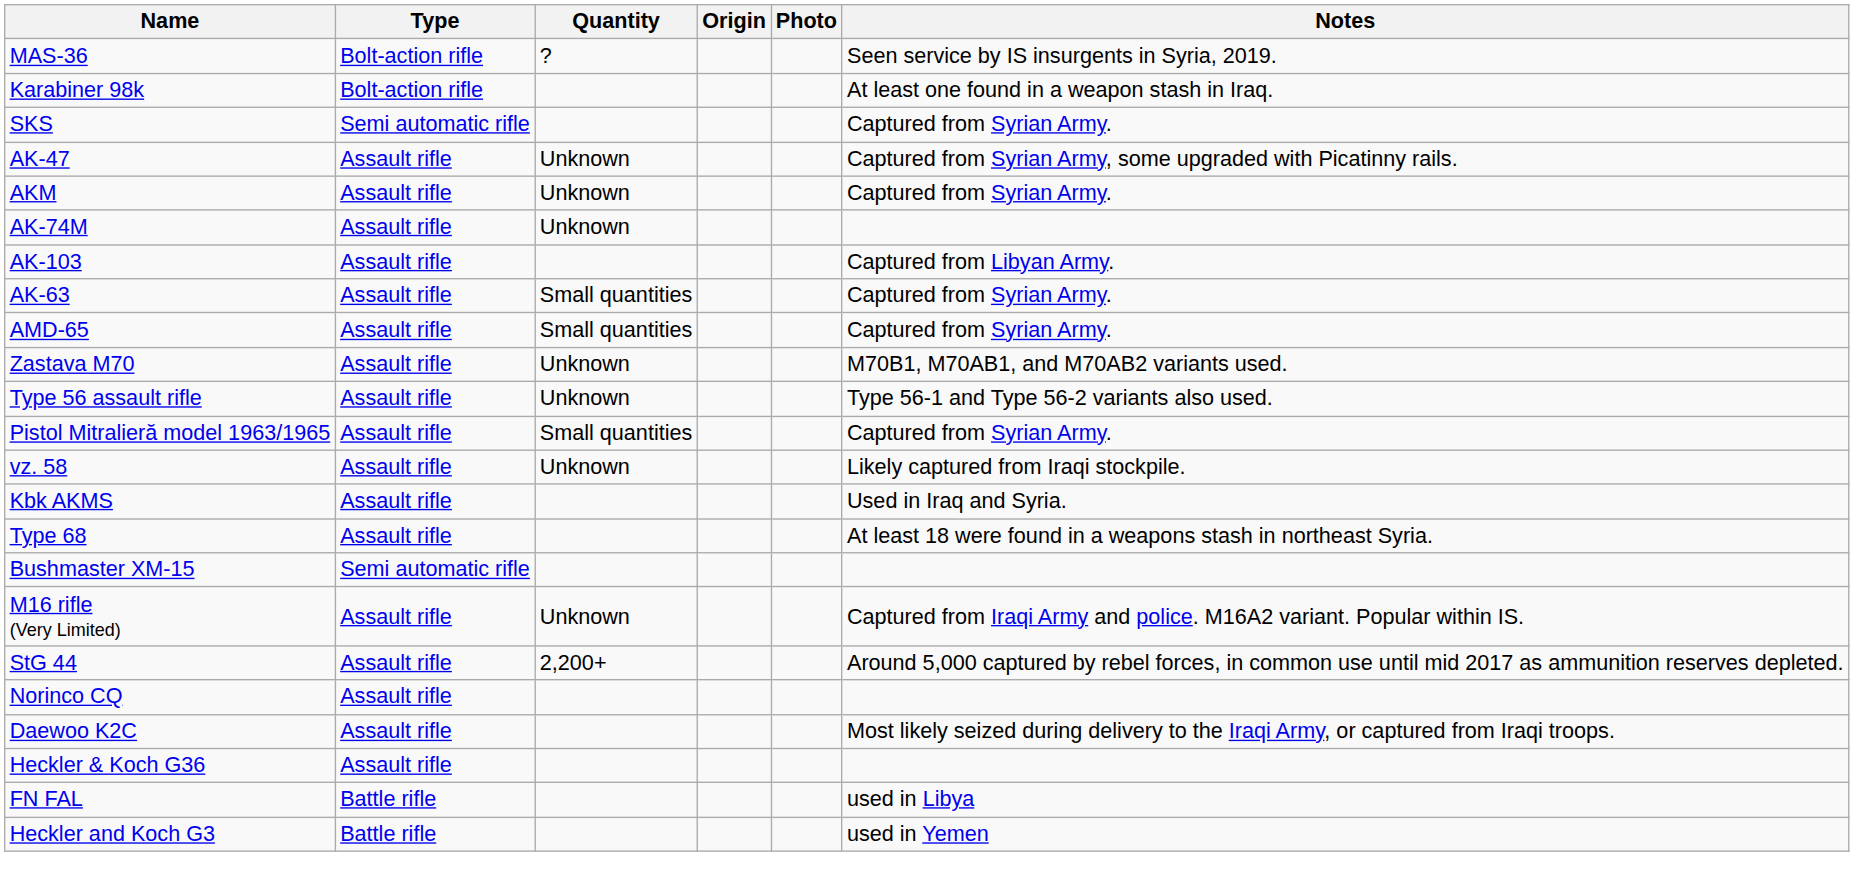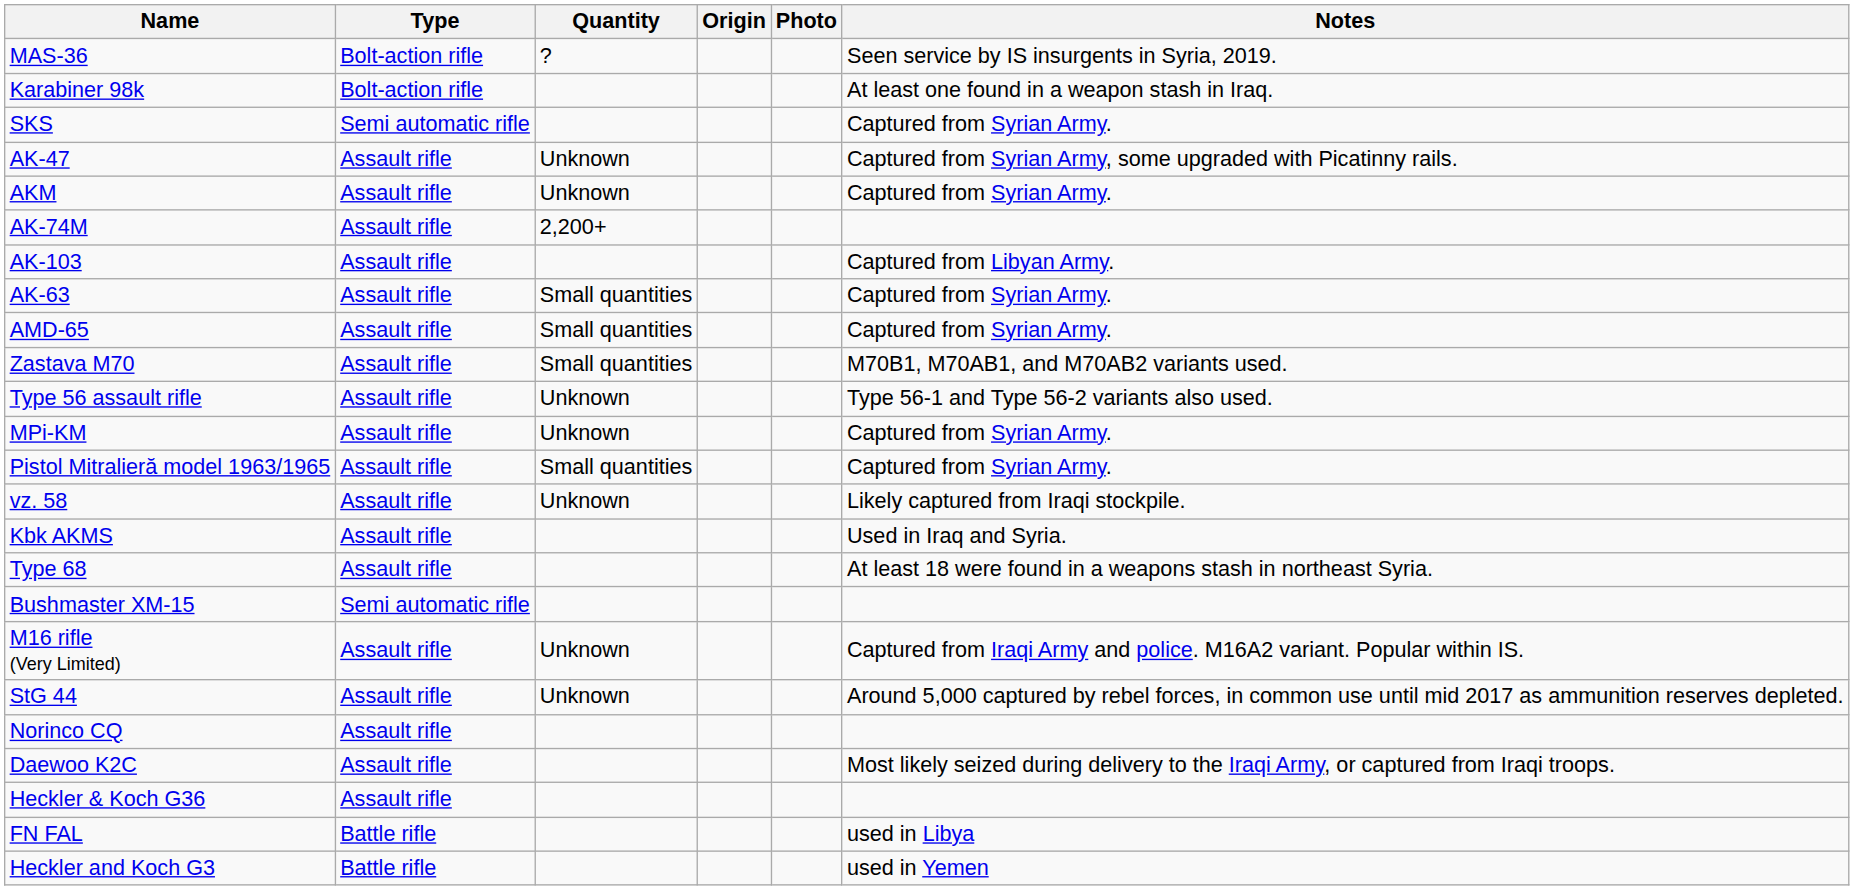(585, 227) Unknown -> (573, 227) 2,200+
(585, 364) Unknown -> (616, 364) Small quantities
+ row: (48, 432)
(573, 662) 2,200+ -> (585, 696) Unknown
